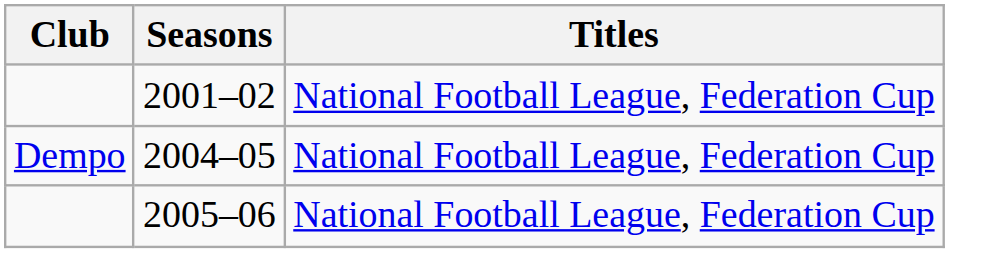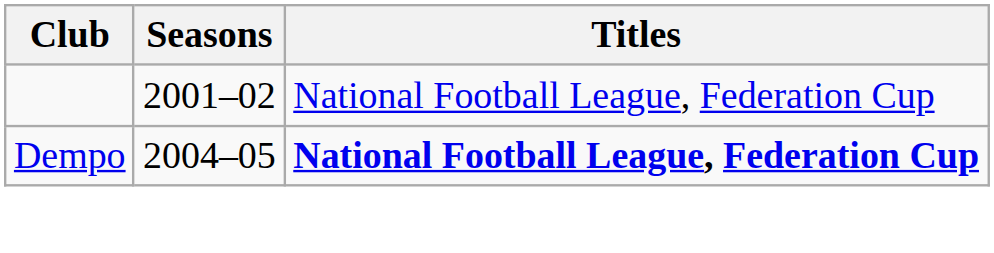(614, 154) normal -> (636, 154) bold
- row: (209, 214)
